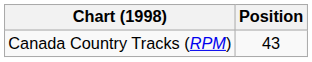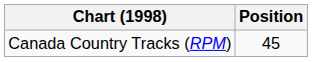(271, 43) 43 -> (271, 43) 45
